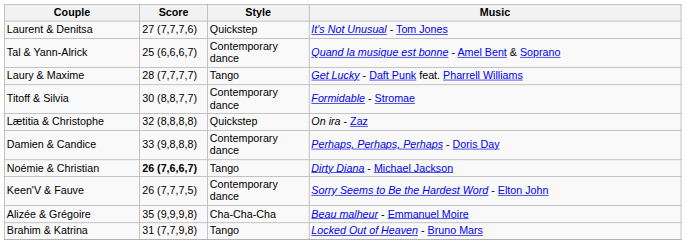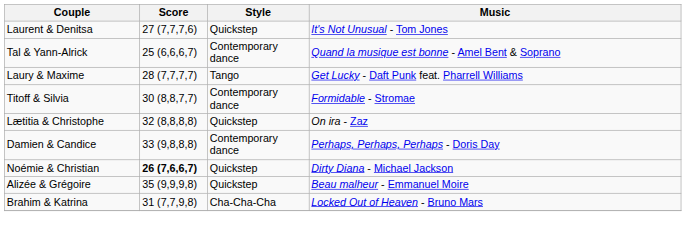(224, 168) Tango -> (234, 168) Quickstep
- row: (45, 191)
(243, 214) Cha-Cha-Cha -> (234, 185) Quickstep
(224, 231) Tango -> (243, 202) Cha-Cha-Cha
